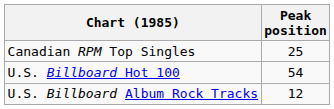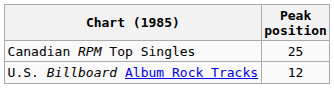- row: (94, 72)
